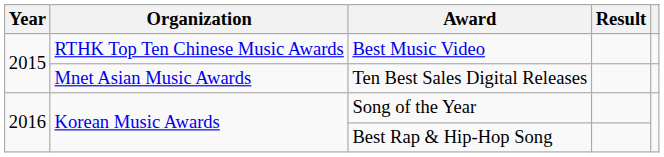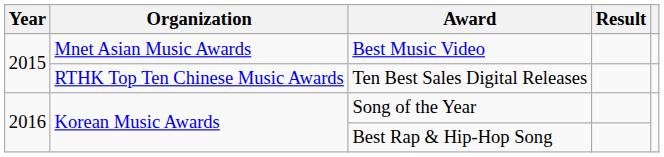(199, 48) RTHK Top Ten Chinese Music Awards -> (153, 48) Mnet Asian Music Awards
(153, 78) Mnet Asian Music Awards -> (199, 78) RTHK Top Ten Chinese Music Awards
